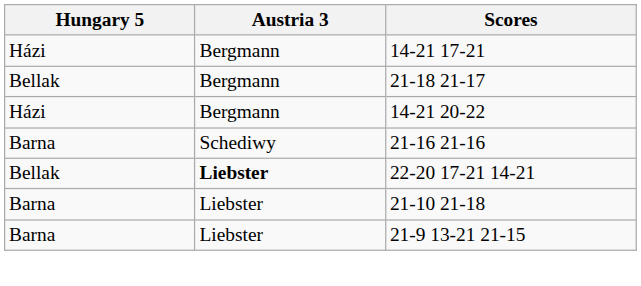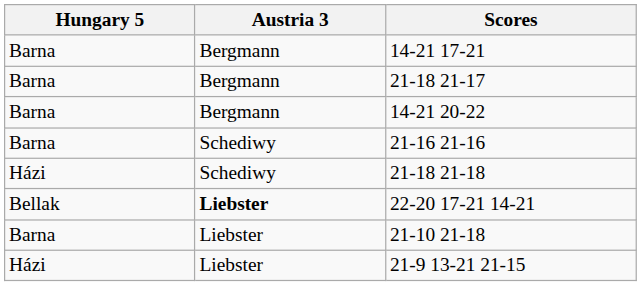(27, 50) Házi -> (32, 50) Barna
(34, 81) Bellak -> (32, 81) Barna
(27, 111) Házi -> (32, 111) Barna
+ row: (438, 173)
(32, 234) Barna -> (27, 265) Házi
